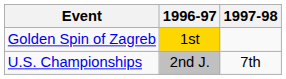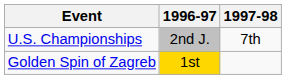rows swapped: (75, 62) <-> (82, 39)
